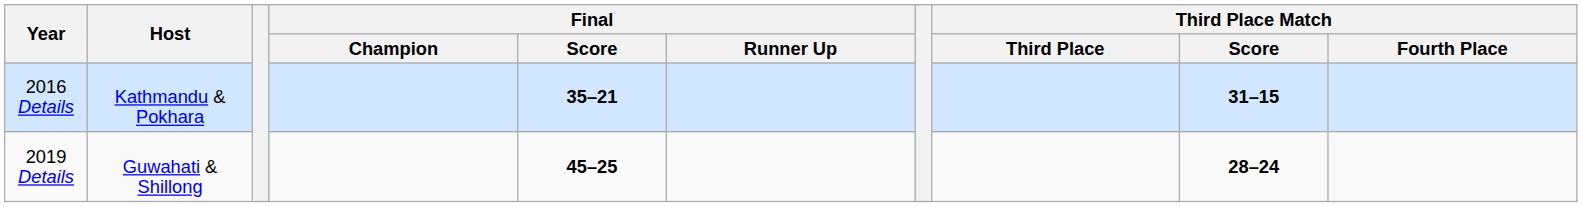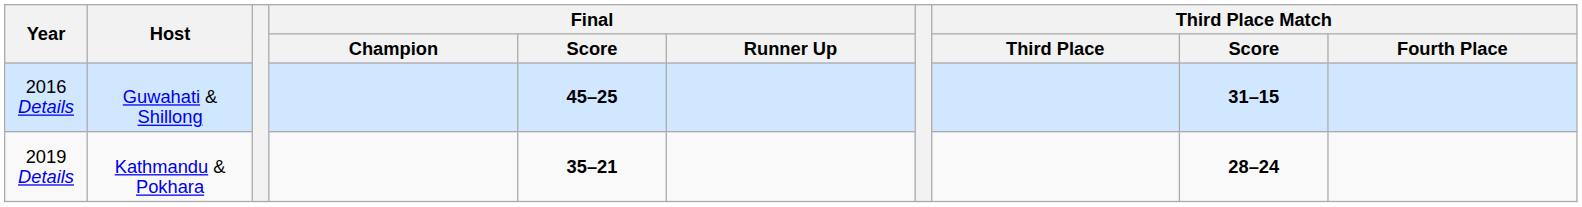(170, 108) Kathmandu & Pokhara -> (170, 108) Guwahati & Shillong
(592, 98) 35–21 -> (592, 98) 45–25
(170, 177) Guwahati & Shillong -> (170, 177) Kathmandu & Pokhara
(592, 167) 45–25 -> (592, 167) 35–21
